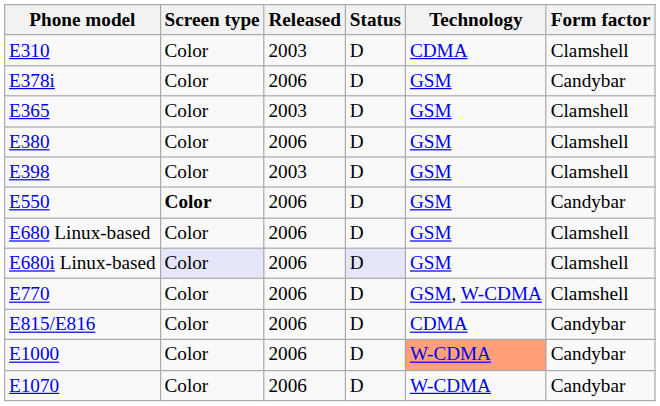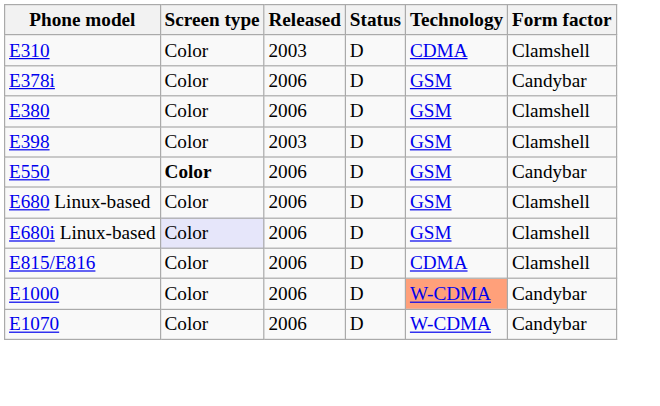- row: (29, 111)
(357, 263) lavender background -> (357, 232) no background
- row: (29, 293)
(588, 324) Candybar -> (551, 263) Clamshell
